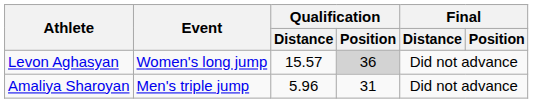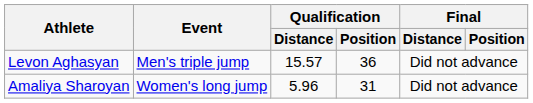(202, 63) Women's long jump -> (193, 63) Men's triple jump
(368, 63) lightgrey background -> (368, 63) no background
(193, 86) Men's triple jump -> (202, 86) Women's long jump
